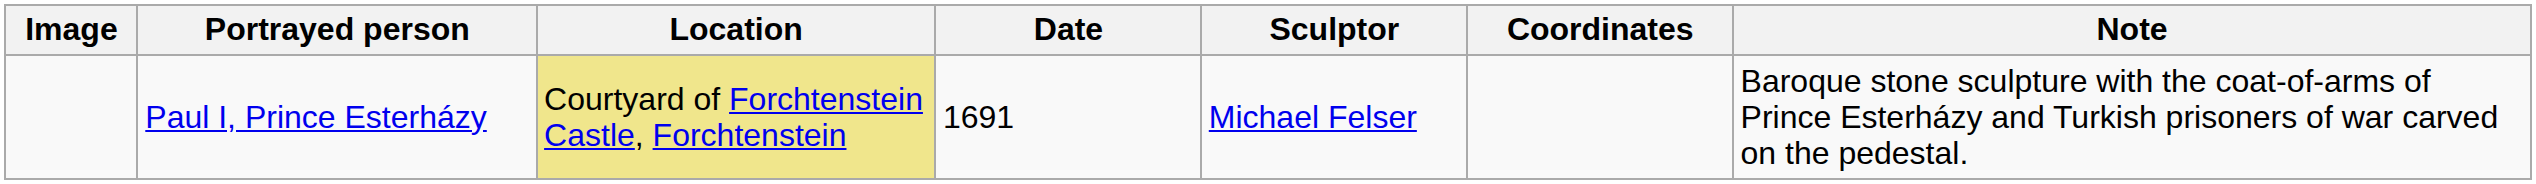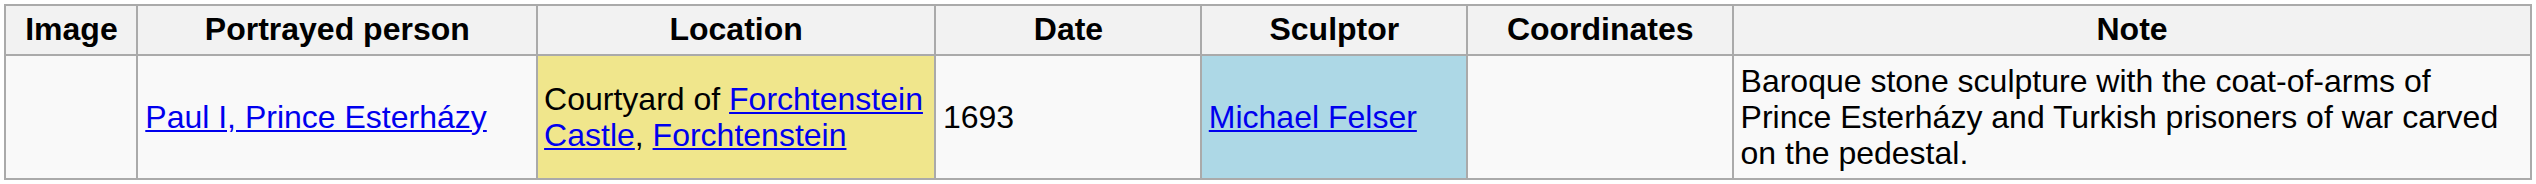(978, 116) 1691 -> (978, 116) 1693
(1313, 116) no background -> (1313, 116) lightblue background
